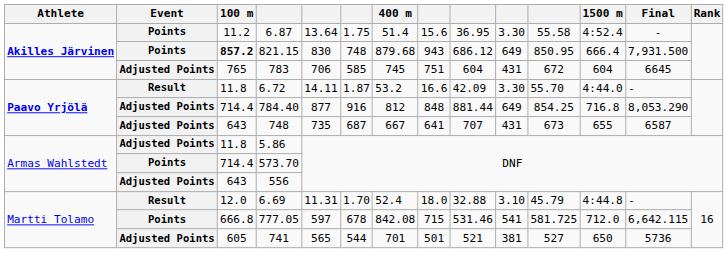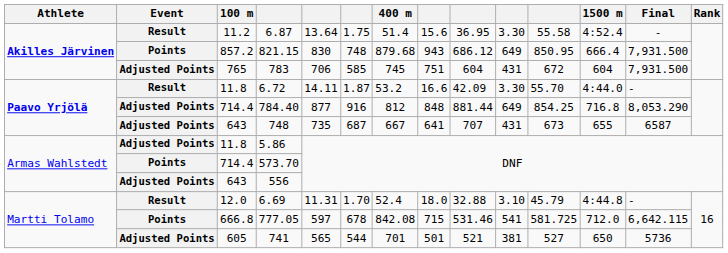(167, 32) Points -> (167, 32) Result
(237, 51) bold -> (237, 51) normal
(658, 70) 6645 -> (658, 70) 7,931.500
